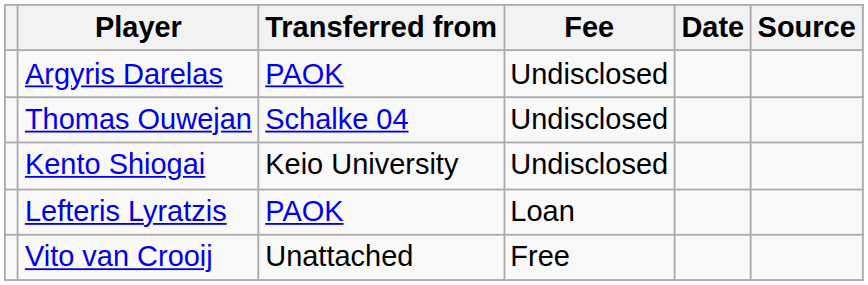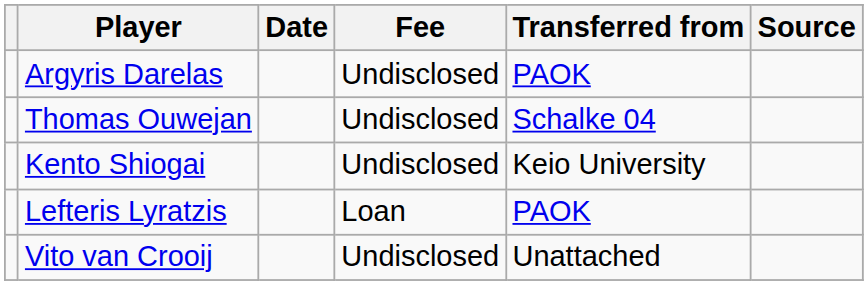columns swapped: (381, 27) <-> (713, 27)
(540, 257) Free -> (420, 257) Undisclosed
